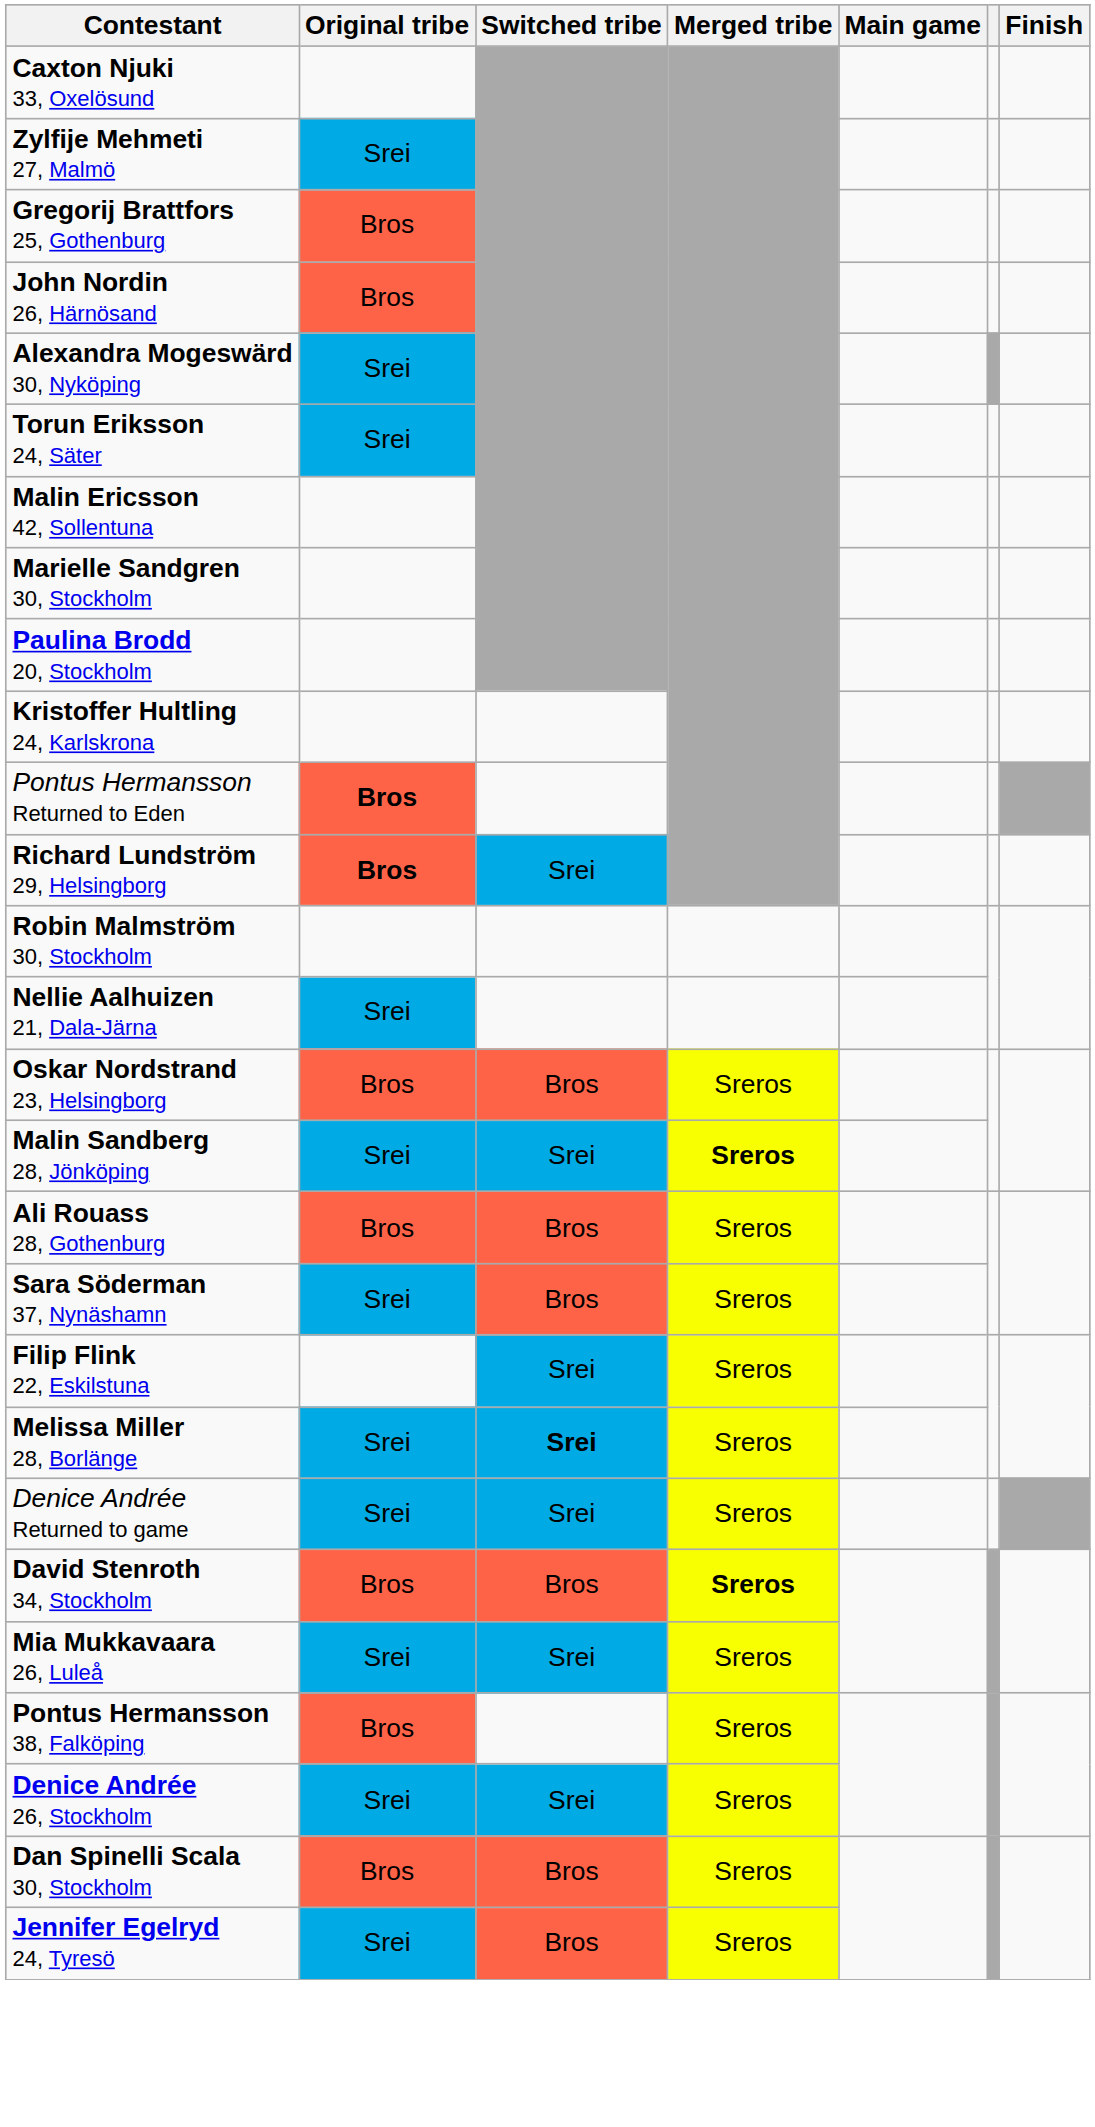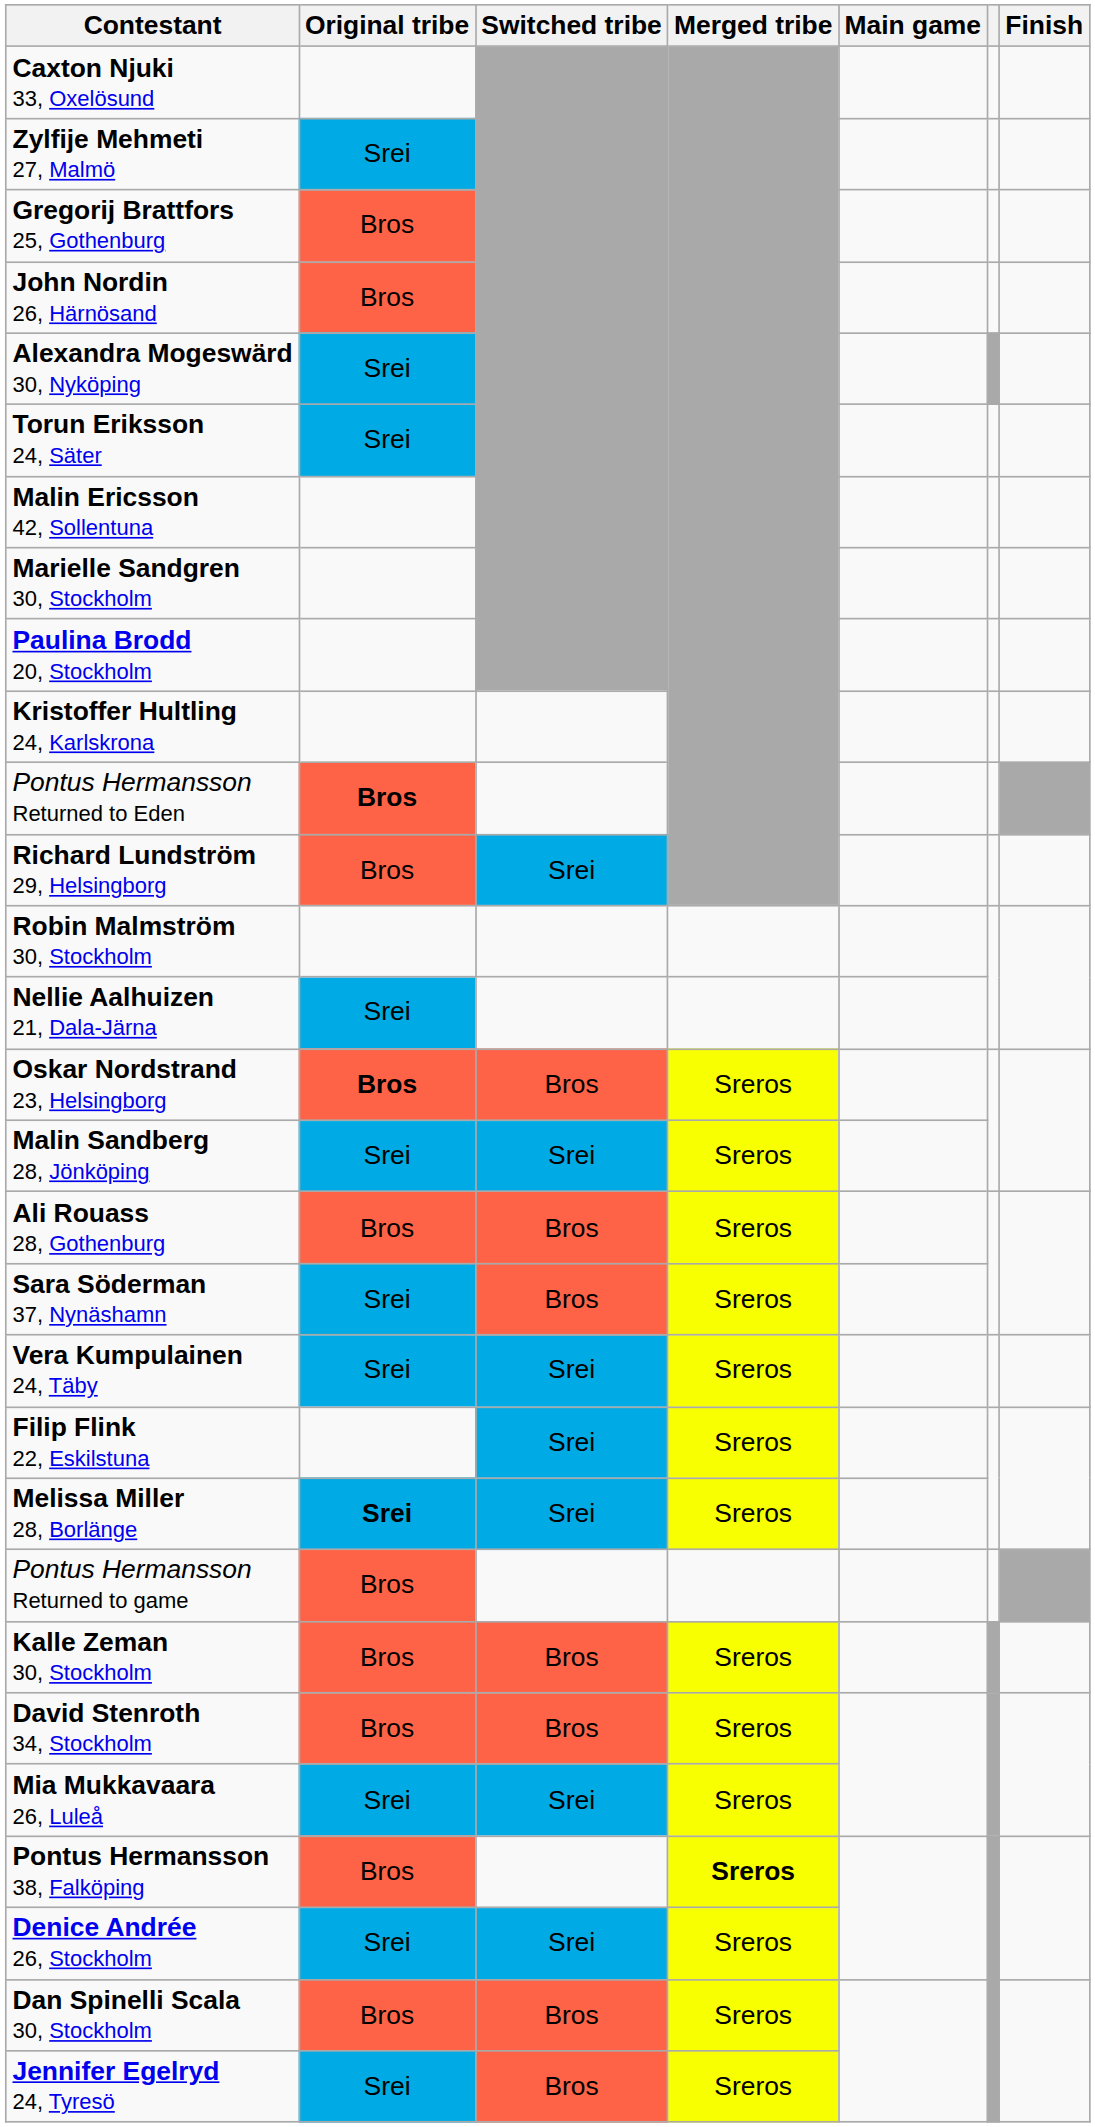(387, 869) bold -> (387, 869) normal
(387, 1084) normal -> (387, 1084) bold
(753, 1155) bold -> (753, 1155) normal
+ row: (128, 1370)
(387, 1441) normal -> (387, 1513) bold
(572, 1441) bold -> (572, 1513) normal
+ row: (132, 1585)
- row: (101, 1513)
+ row: (90, 1656)
(753, 1585) bold -> (753, 1728) normal
(753, 1728) normal -> (753, 1871) bold
